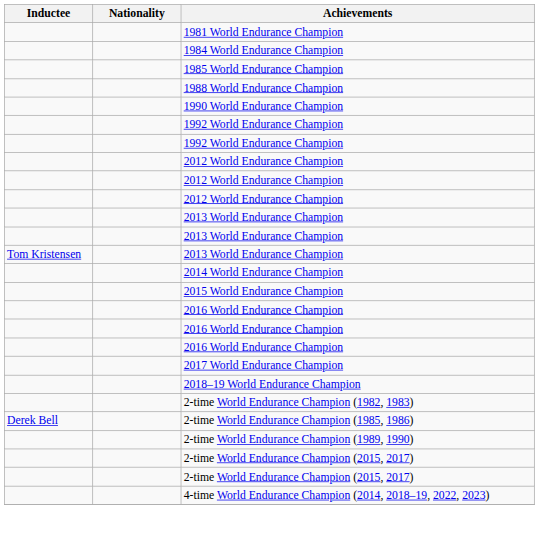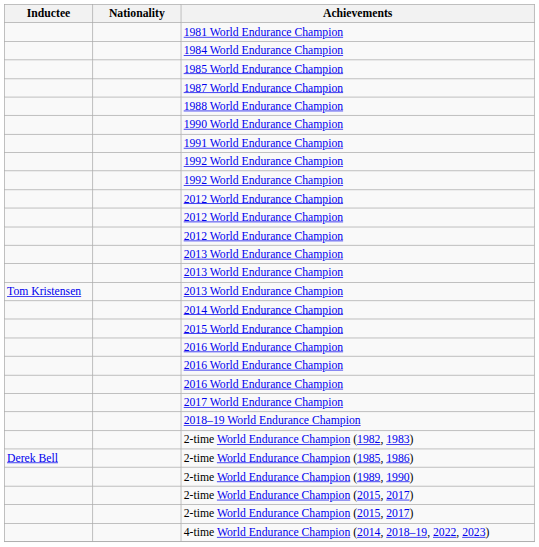+ row: (49, 88)
+ row: (49, 143)
